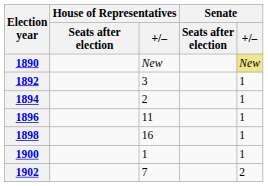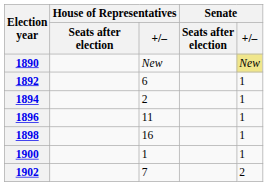(145, 81) 3 -> (145, 81) 6
